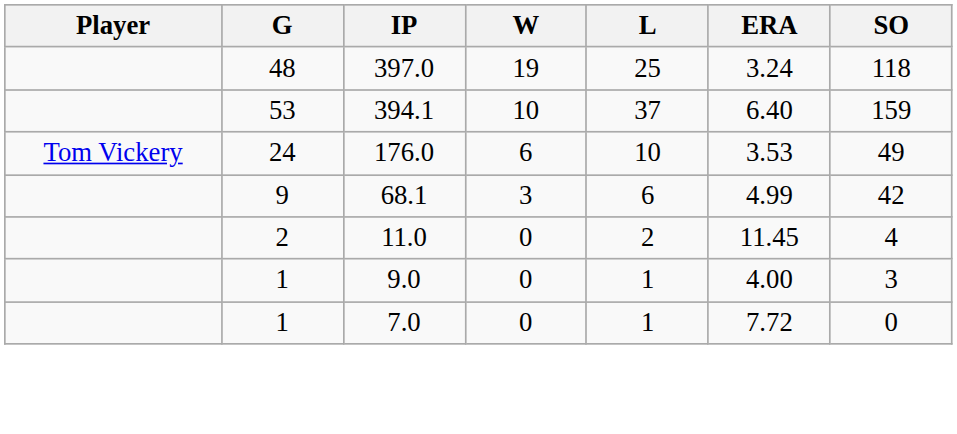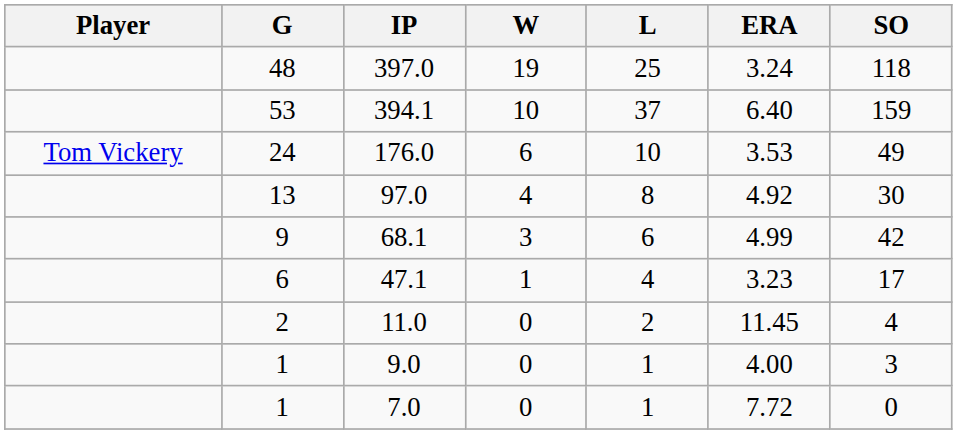+ row: (404, 195)
+ row: (404, 279)
